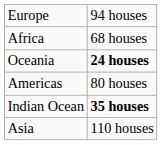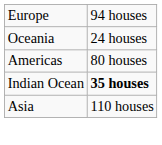- row: (26, 38)
(120, 60) bold -> (119, 38) normal
